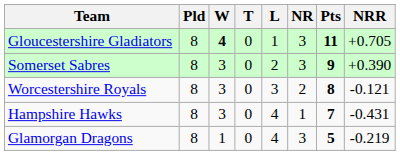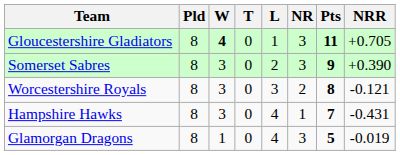(370, 138) -0.219 -> (370, 138) -0.019
